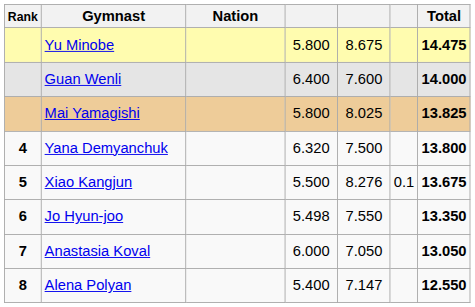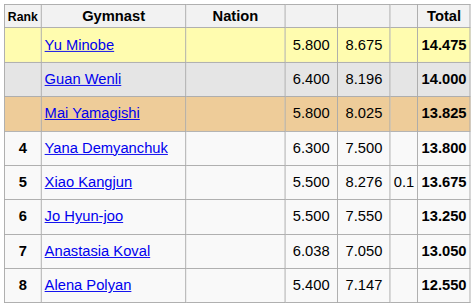(364, 79) 7.600 -> (364, 79) 8.196
(311, 148) 6.320 -> (311, 148) 6.300
(311, 216) 5.498 -> (311, 216) 5.500
(444, 216) 13.350 -> (444, 216) 13.250
(311, 251) 6.000 -> (311, 251) 6.038
